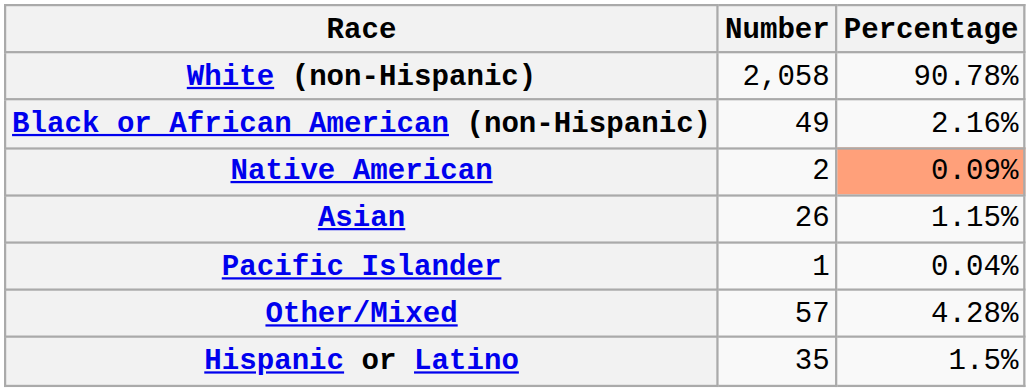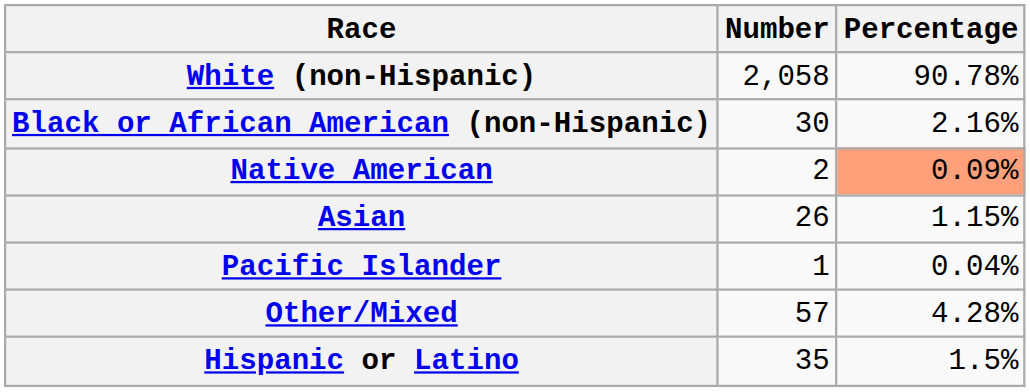(812, 124) 49 -> (812, 124) 30
